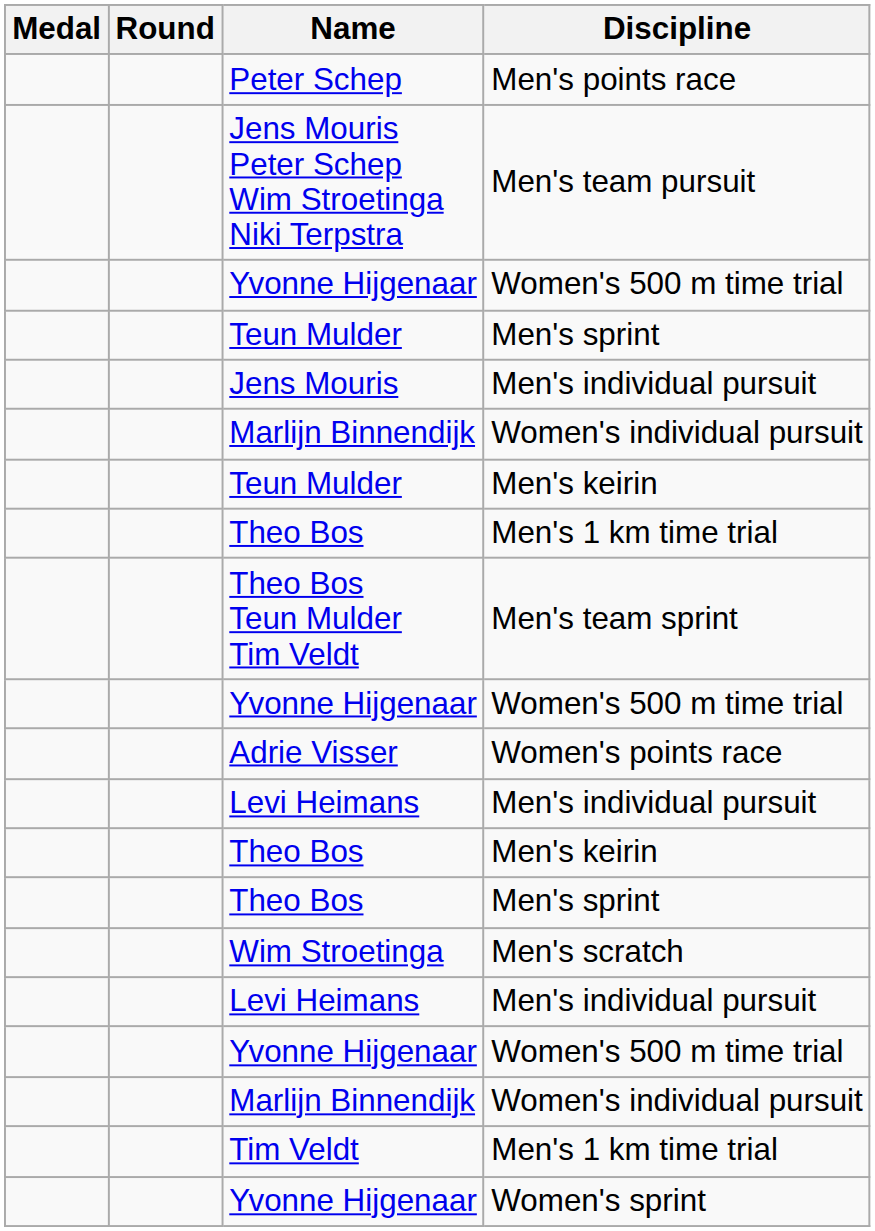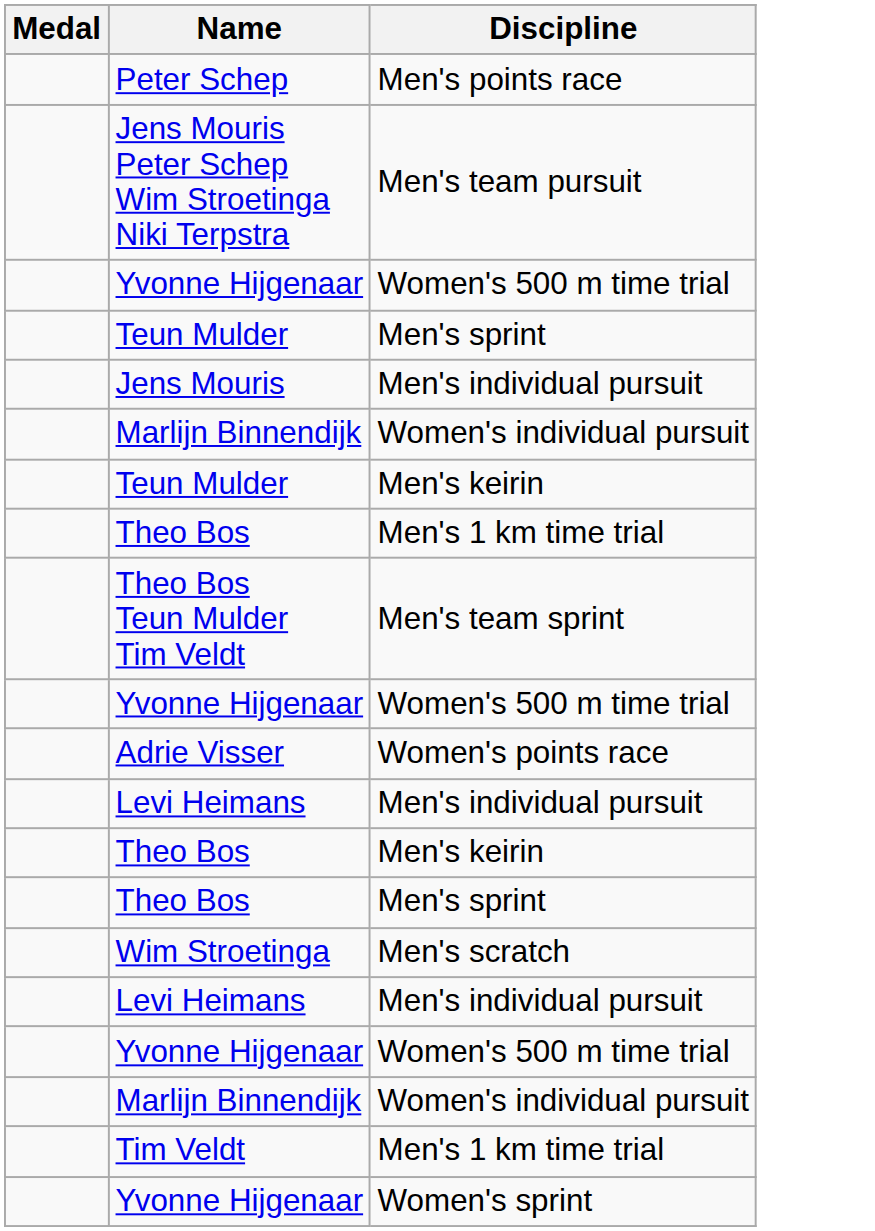- column: (165, 29)
